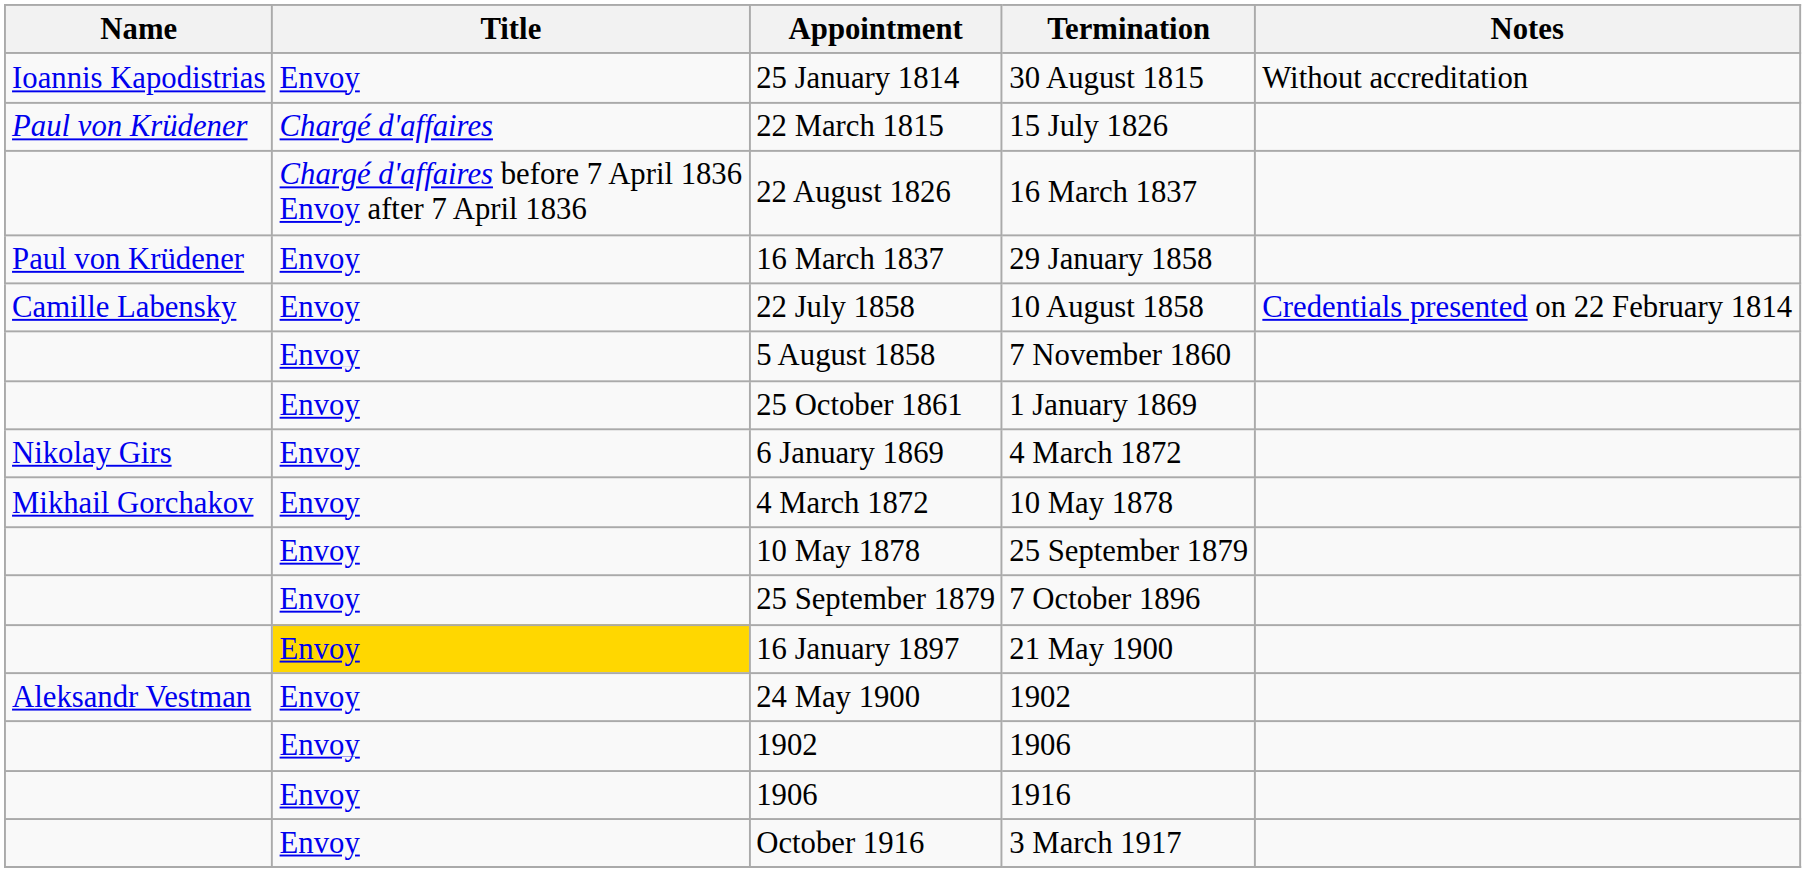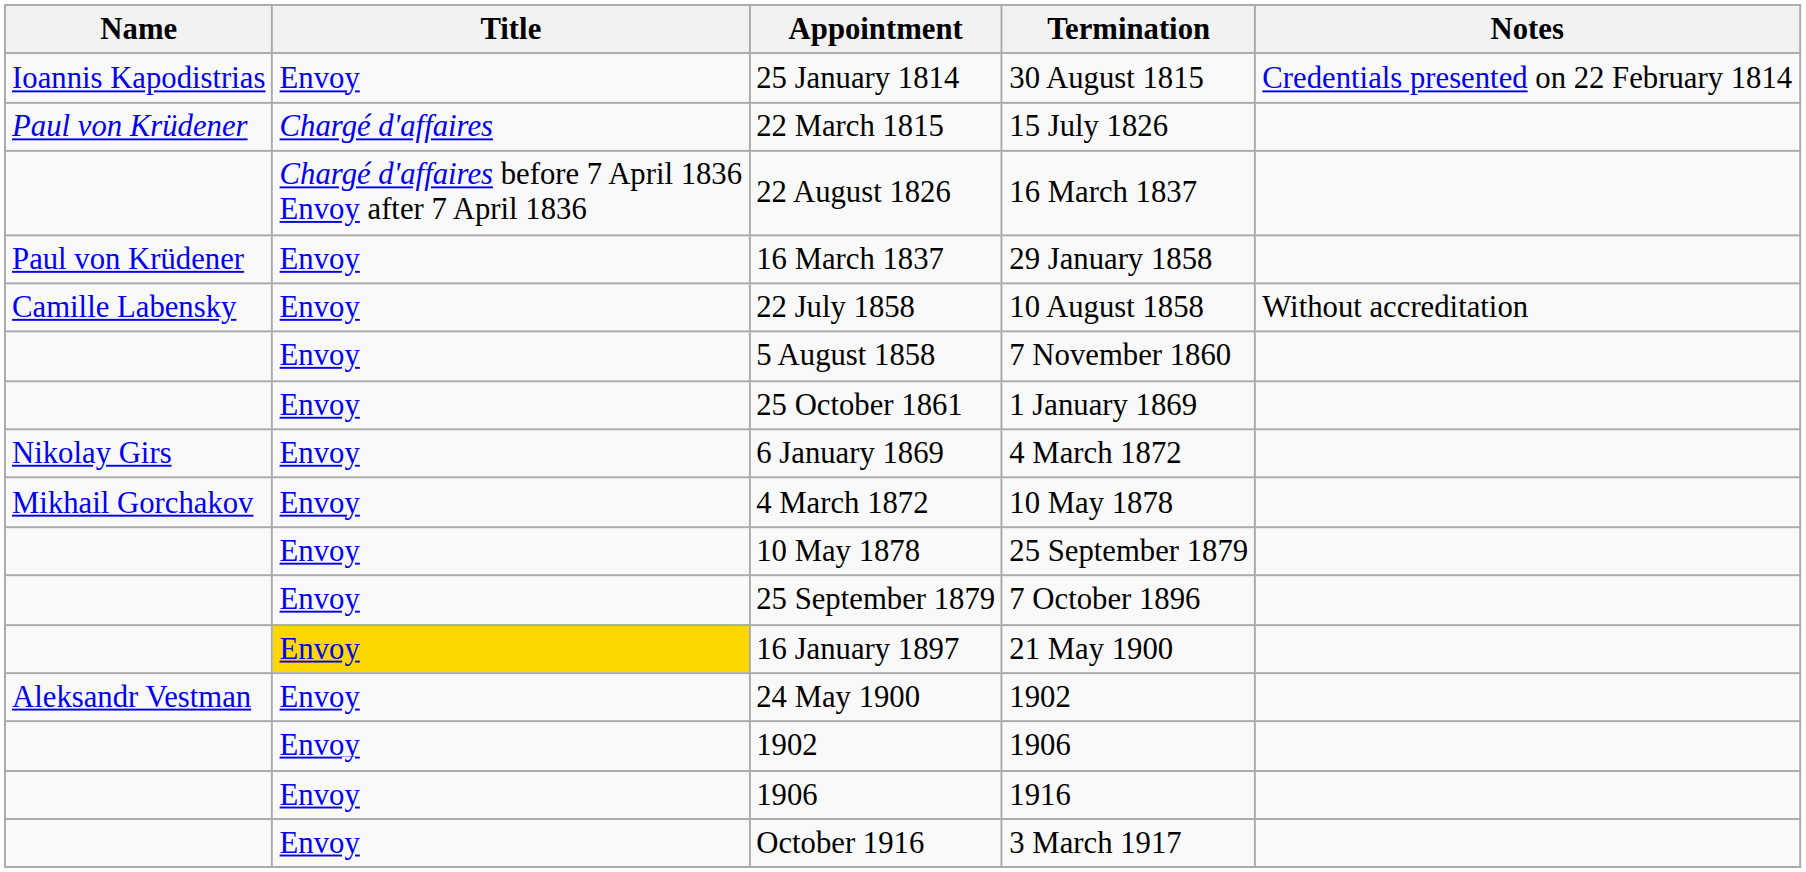(1395, 77) Without accreditation -> (1527, 77) Credentials presented on 22 February 1814
(1527, 307) Credentials presented on 22 February 1814 -> (1395, 307) Without accreditation
